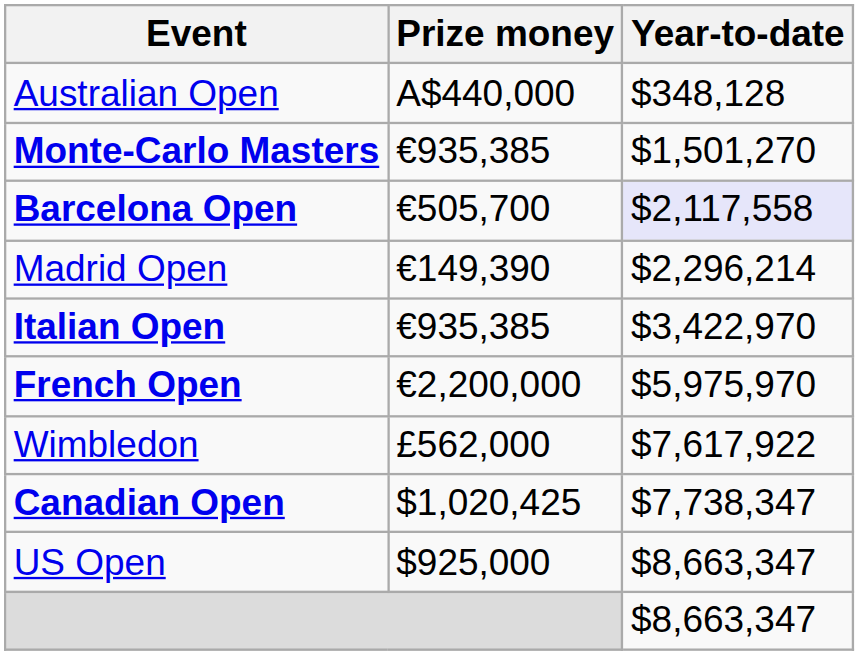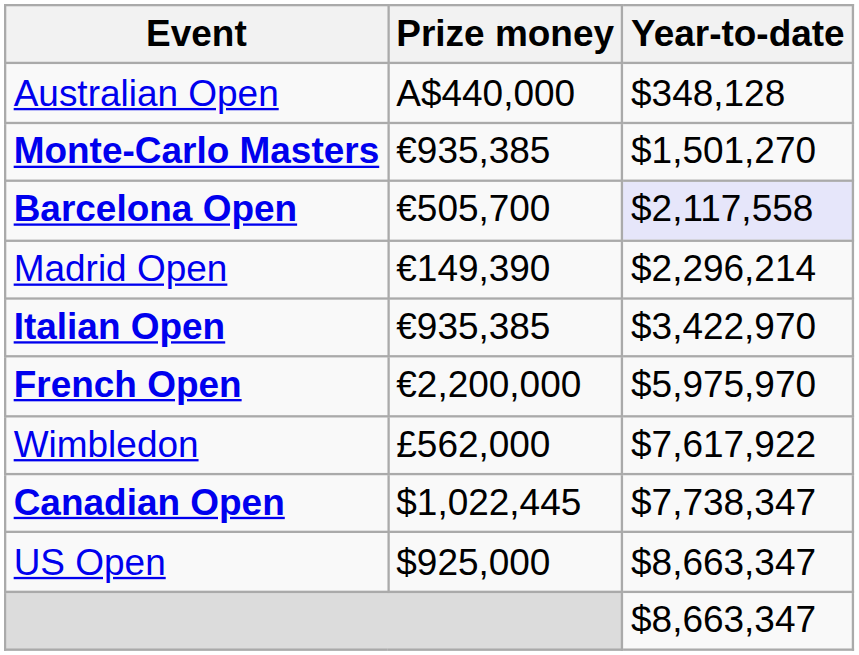(489, 502) $1,020,425 -> (489, 502) $1,022,445
